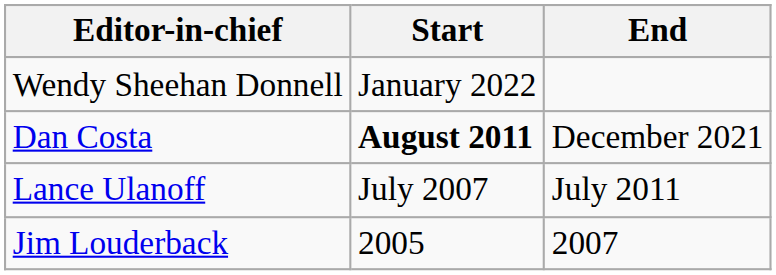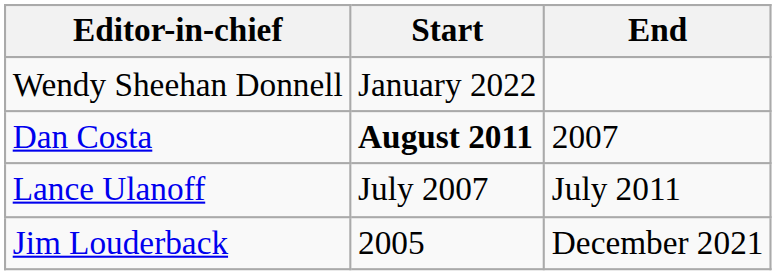(658, 136) December 2021 -> (585, 136) 2007
(585, 242) 2007 -> (658, 242) December 2021
